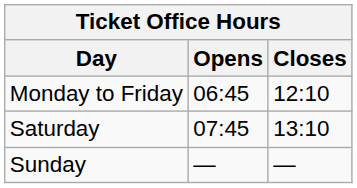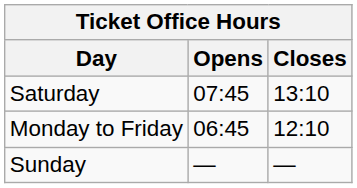rows swapped: (96, 93) <-> (55, 128)
